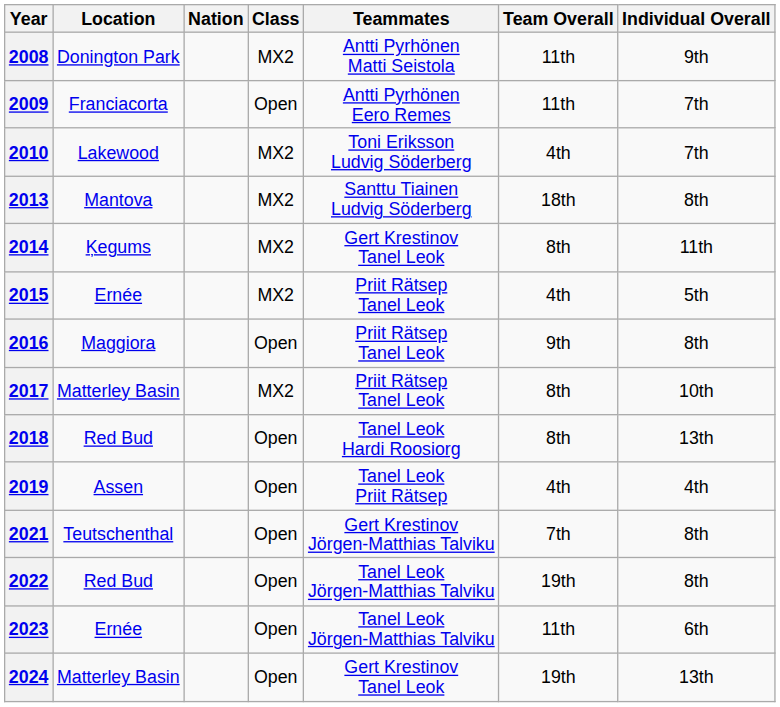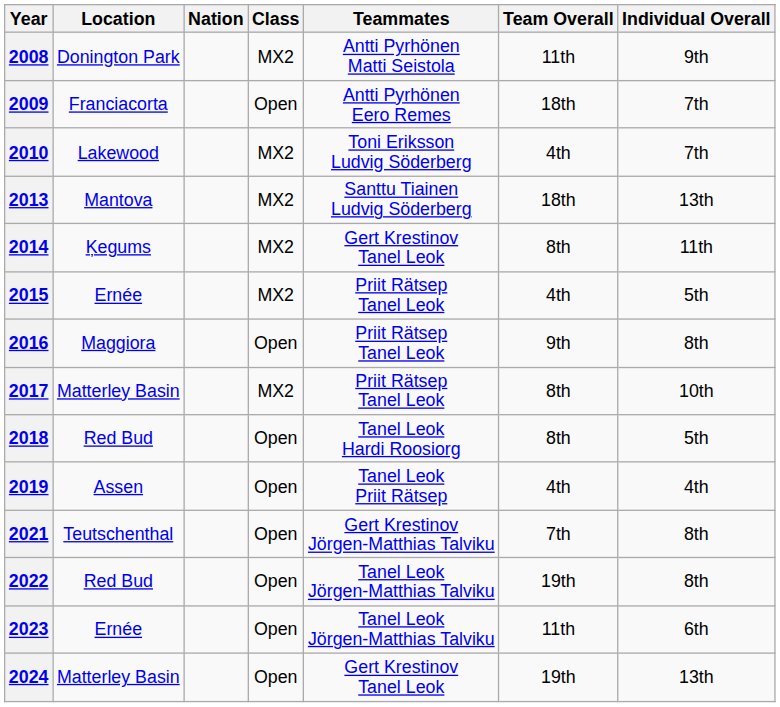(558, 104) 11th -> (558, 104) 18th
(696, 199) 8th -> (696, 199) 13th
(696, 438) 13th -> (696, 438) 5th
